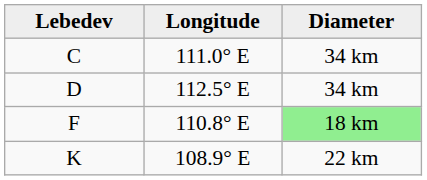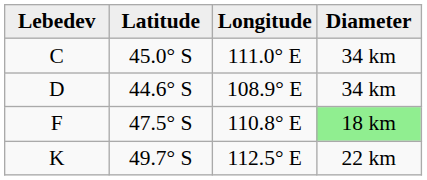+ column: (161, 21)
(213, 89) 112.5° E -> (265, 89) 108.9° E
(213, 157) 108.9° E -> (265, 157) 112.5° E
